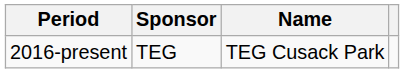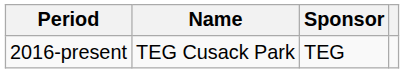columns swapped: (176, 20) <-> (305, 20)
